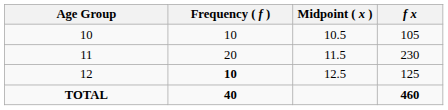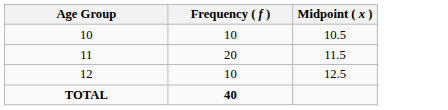- column: (410, 14)
(230, 74) bold -> (230, 74) normal
